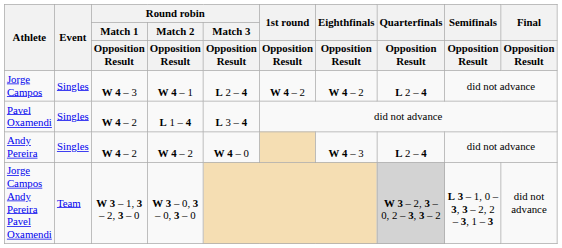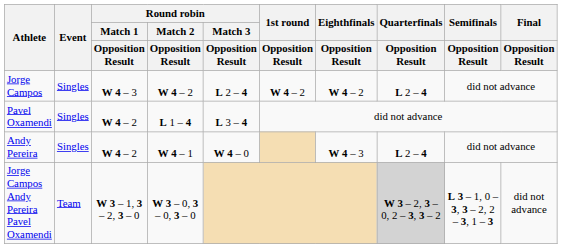(175, 92) W 4 – 1 -> (175, 92) W 4 – 2
(175, 153) W 4 – 2 -> (175, 153) W 4 – 1
